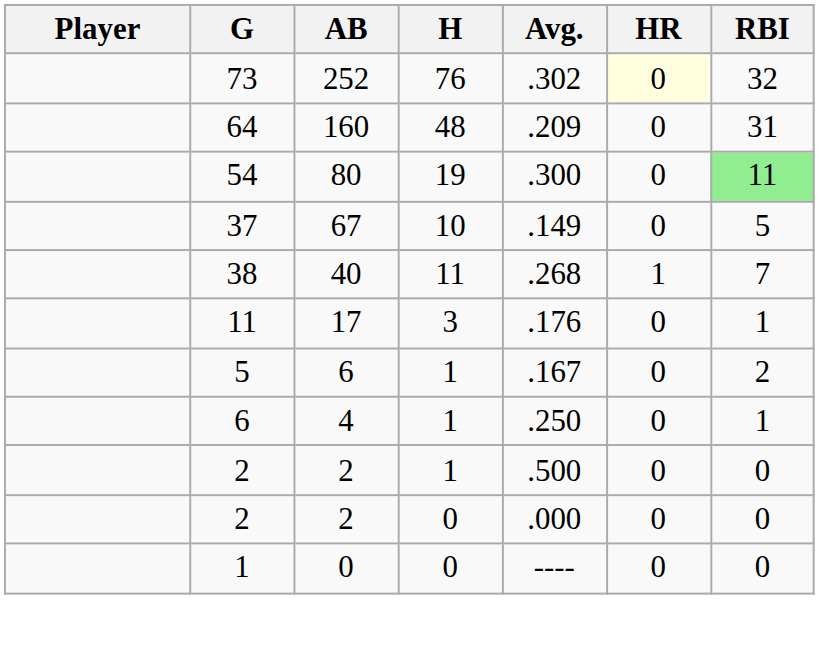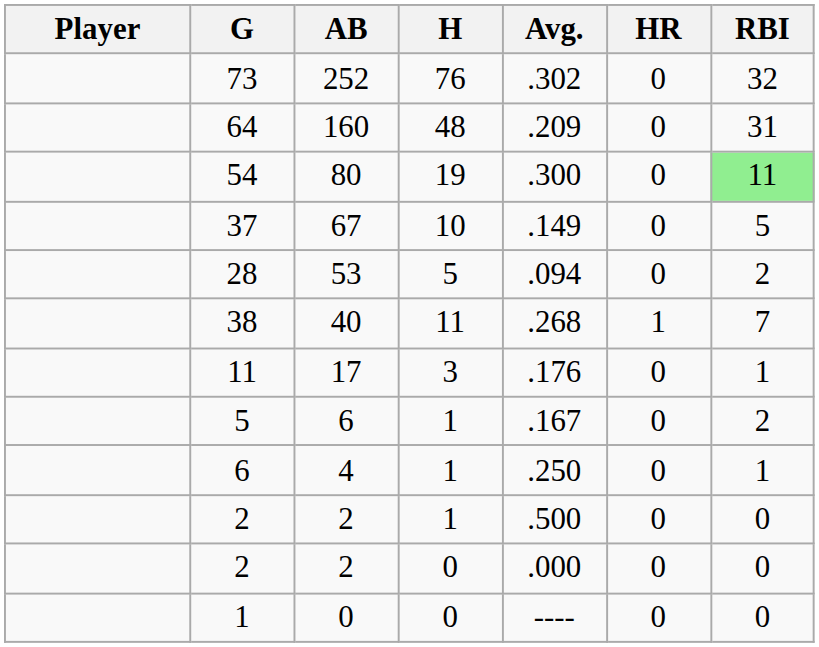(658, 77) lightyellow background -> (658, 77) no background
+ row: (242, 273)
